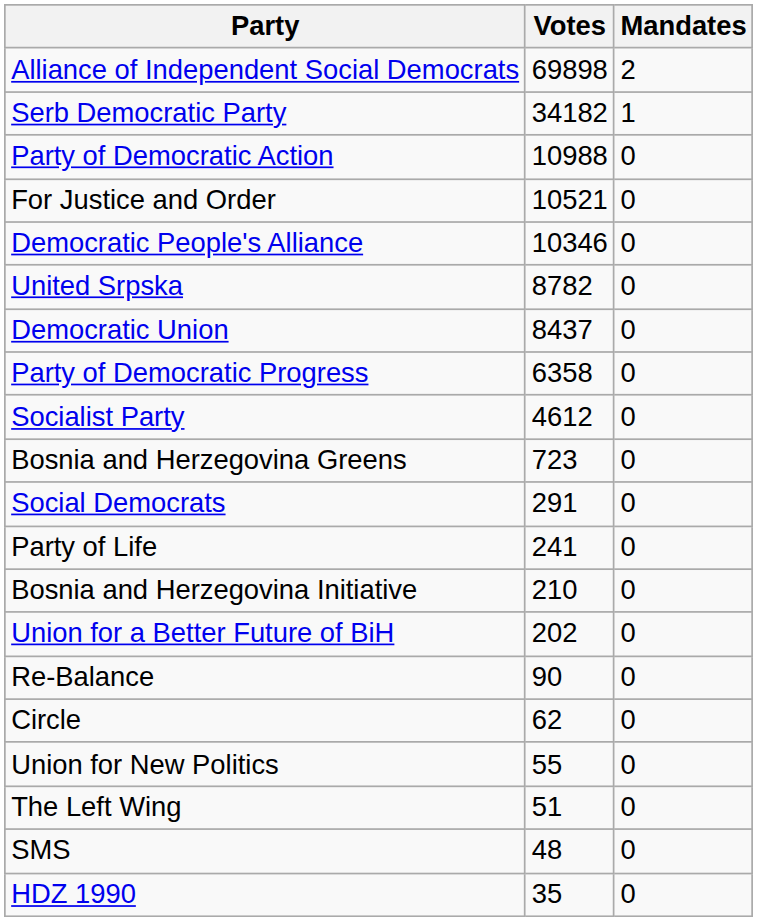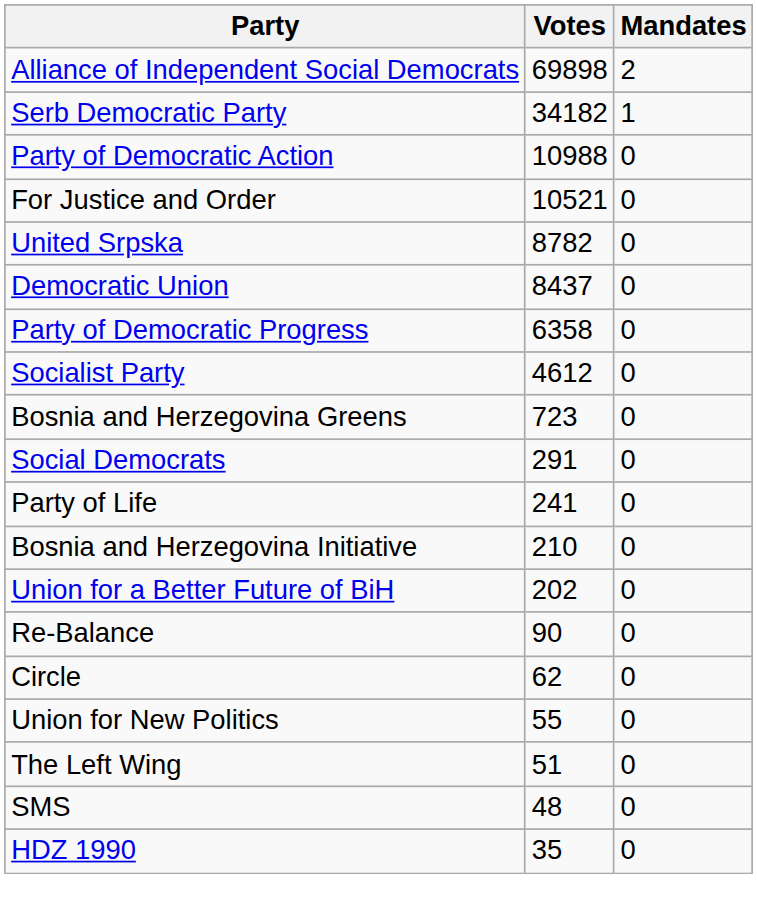- row: (187, 243)
